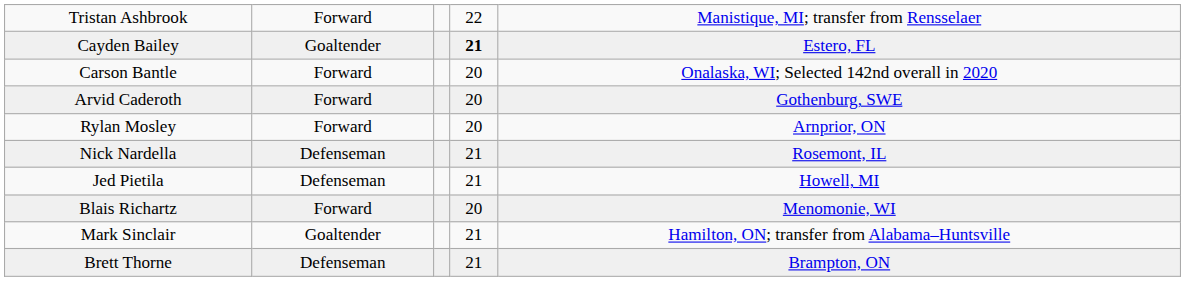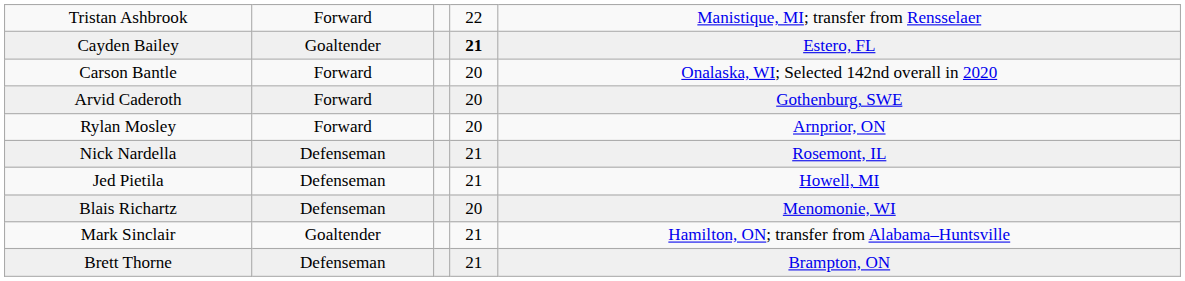(343, 208) Forward -> (343, 208) Defenseman
